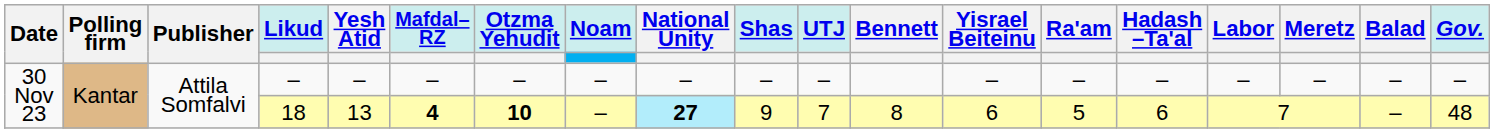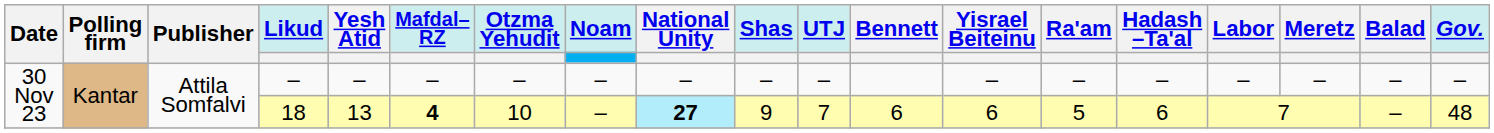(520, 112) bold -> (520, 112) normal
(897, 112) 8 -> (897, 112) 6
